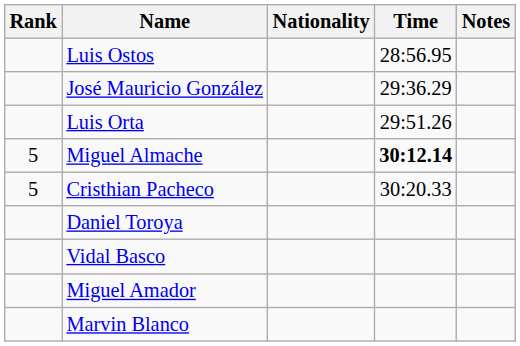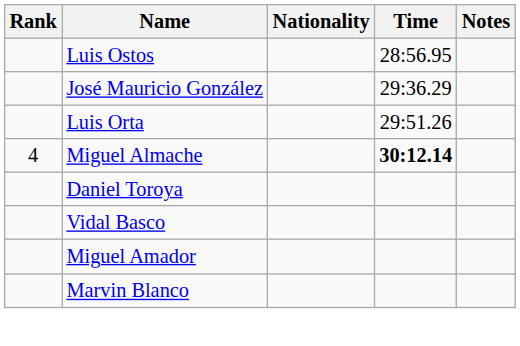(33, 155) 5 -> (33, 155) 4
- row: (140, 189)
